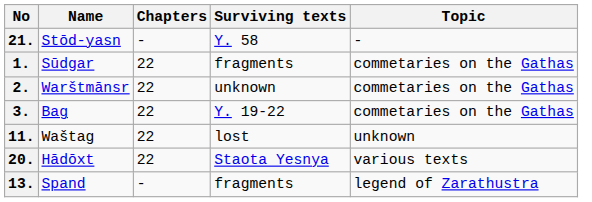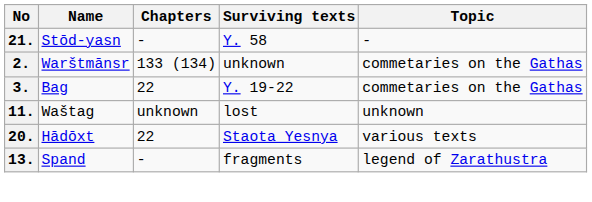- row: (21, 64)
(145, 88) 22 -> (176, 64) 133 (134)
(145, 136) 22 -> (168, 112) unknown
